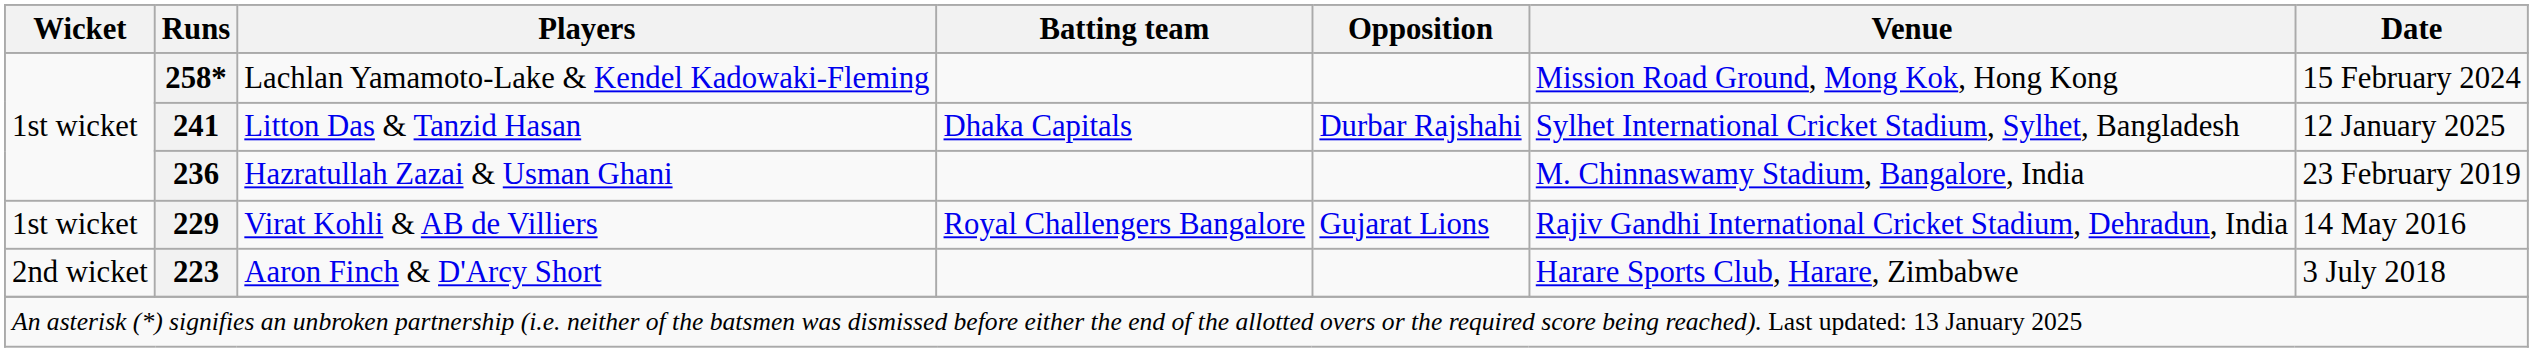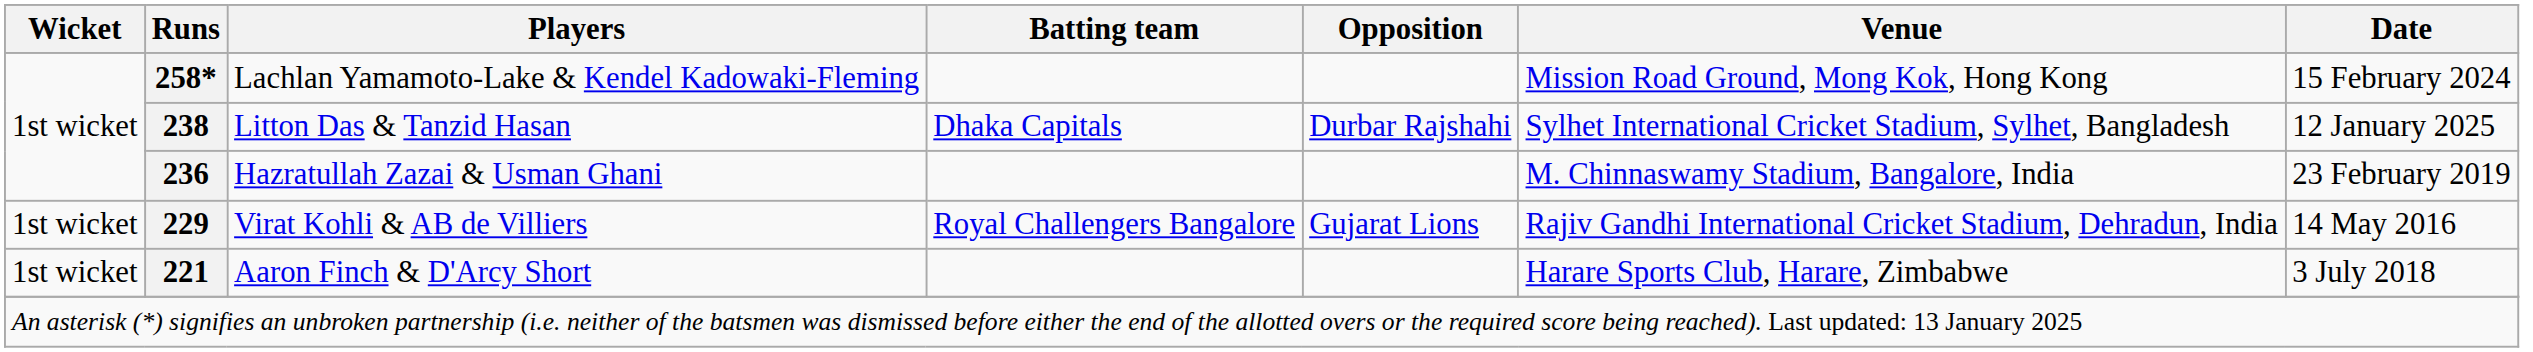(196, 126) 241 -> (186, 126) 238
(80, 272) 2nd wicket -> (75, 272) 1st wicket
(196, 272) 223 -> (186, 272) 221
